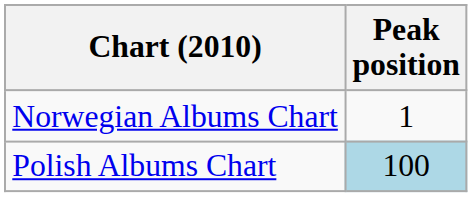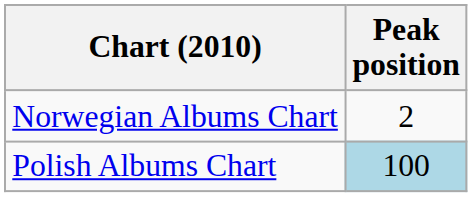(406, 115) 1 -> (406, 115) 2
